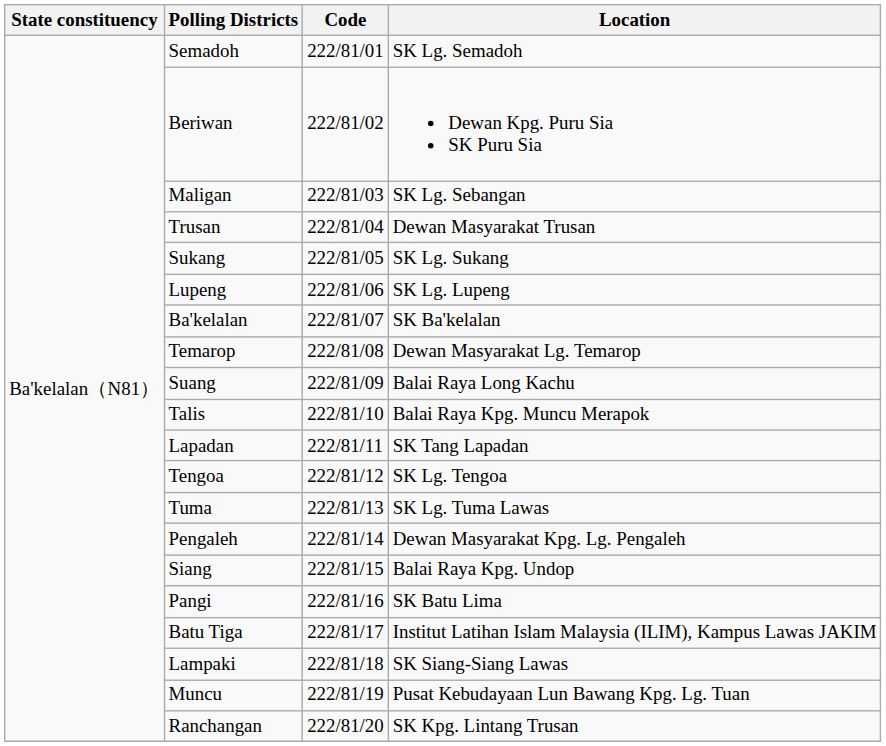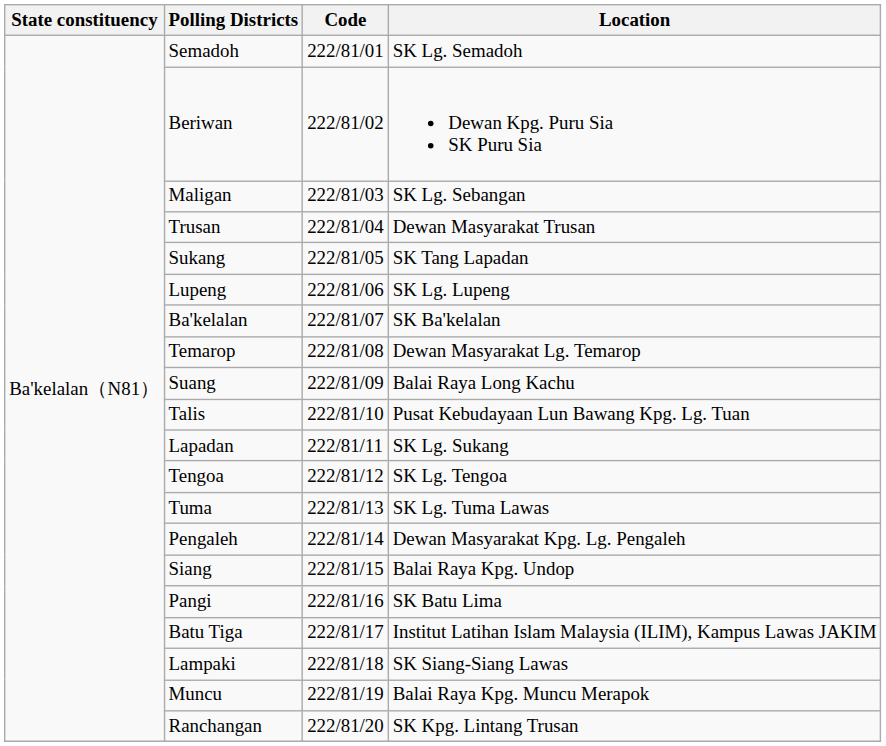(451, 257) SK Lg. Sukang -> (461, 257) SK Tang Lapadan
(521, 413) Balai Raya Kpg. Muncu Merapok -> (571, 413) Pusat Kebudayaan Lun Bawang Kpg. Lg. Tuan
(461, 445) SK Tang Lapadan -> (451, 445) SK Lg. Sukang
(571, 694) Pusat Kebudayaan Lun Bawang Kpg. Lg. Tuan -> (521, 694) Balai Raya Kpg. Muncu Merapok
